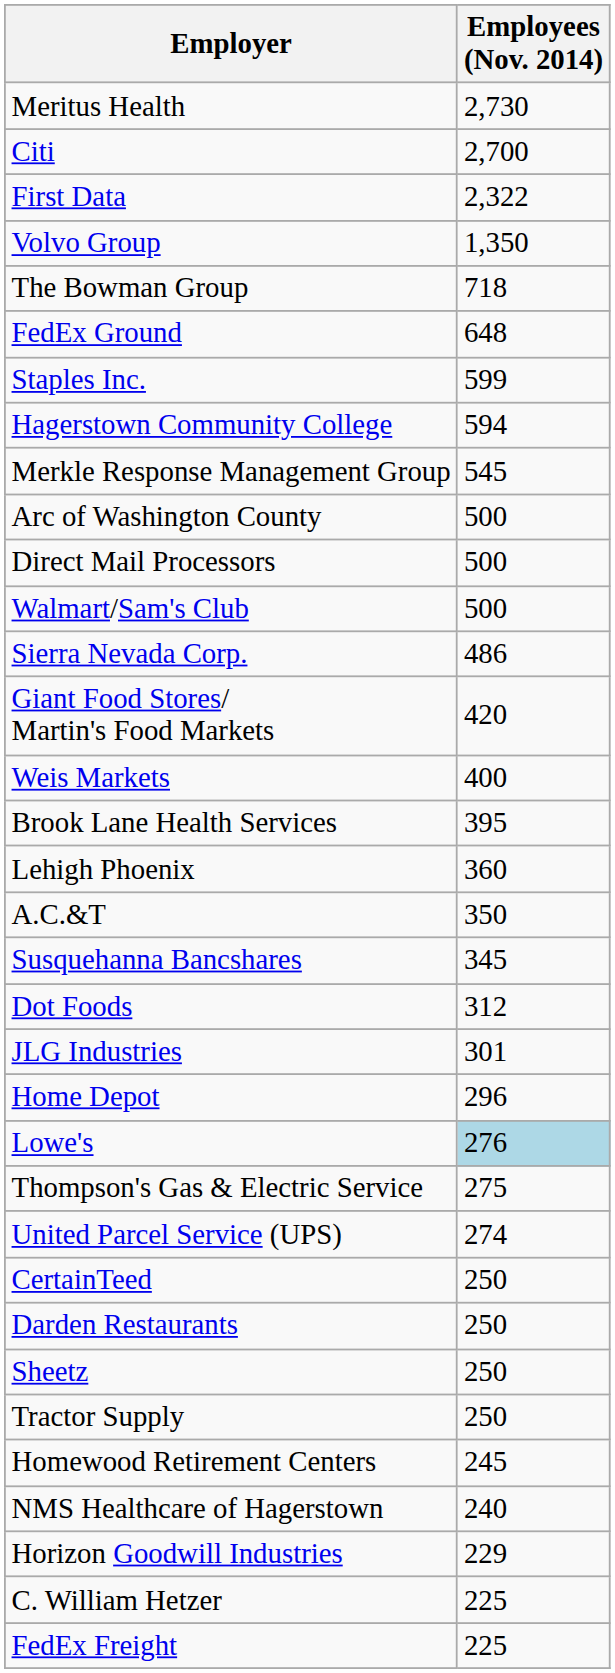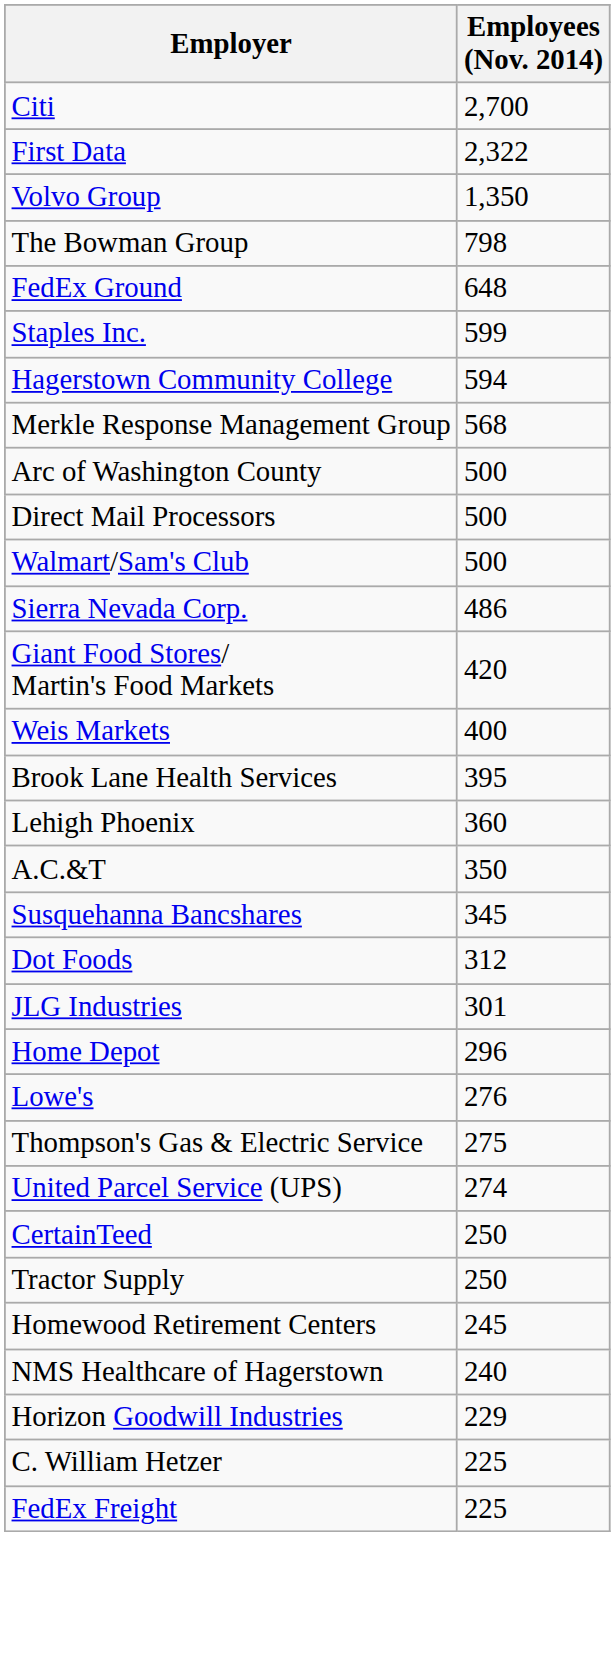- row: (98, 105)
(485, 288) 718 -> (485, 242) 798
(485, 470) 545 -> (485, 425) 568
(485, 1142) lightblue background -> (485, 1096) no background
- row: (125, 1325)
- row: (50, 1371)
